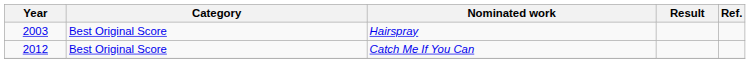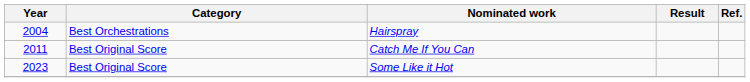(35, 31) 2003 -> (35, 31) 2004
(118, 31) Best Original Score -> (119, 31) Best Orchestrations
(35, 49) 2012 -> (35, 49) 2011
+ row: (411, 67)
